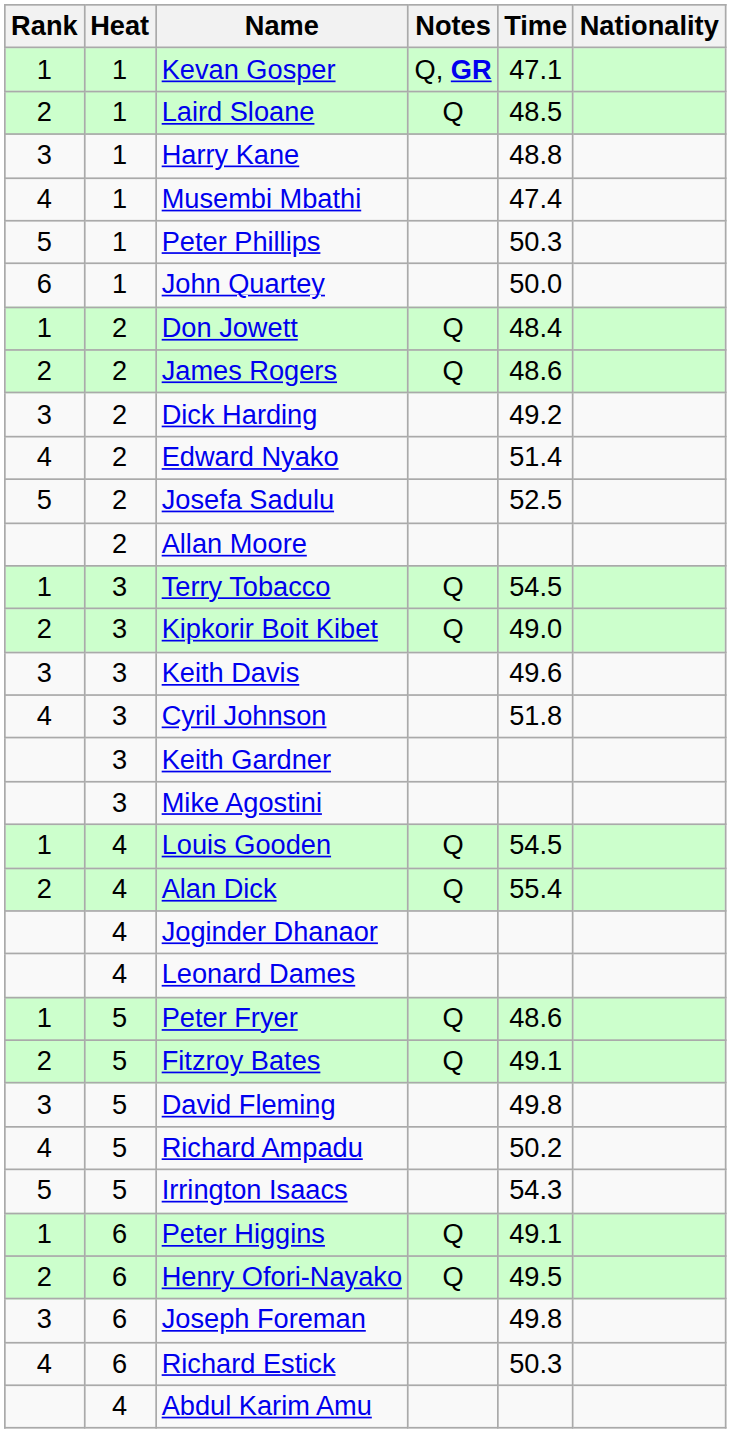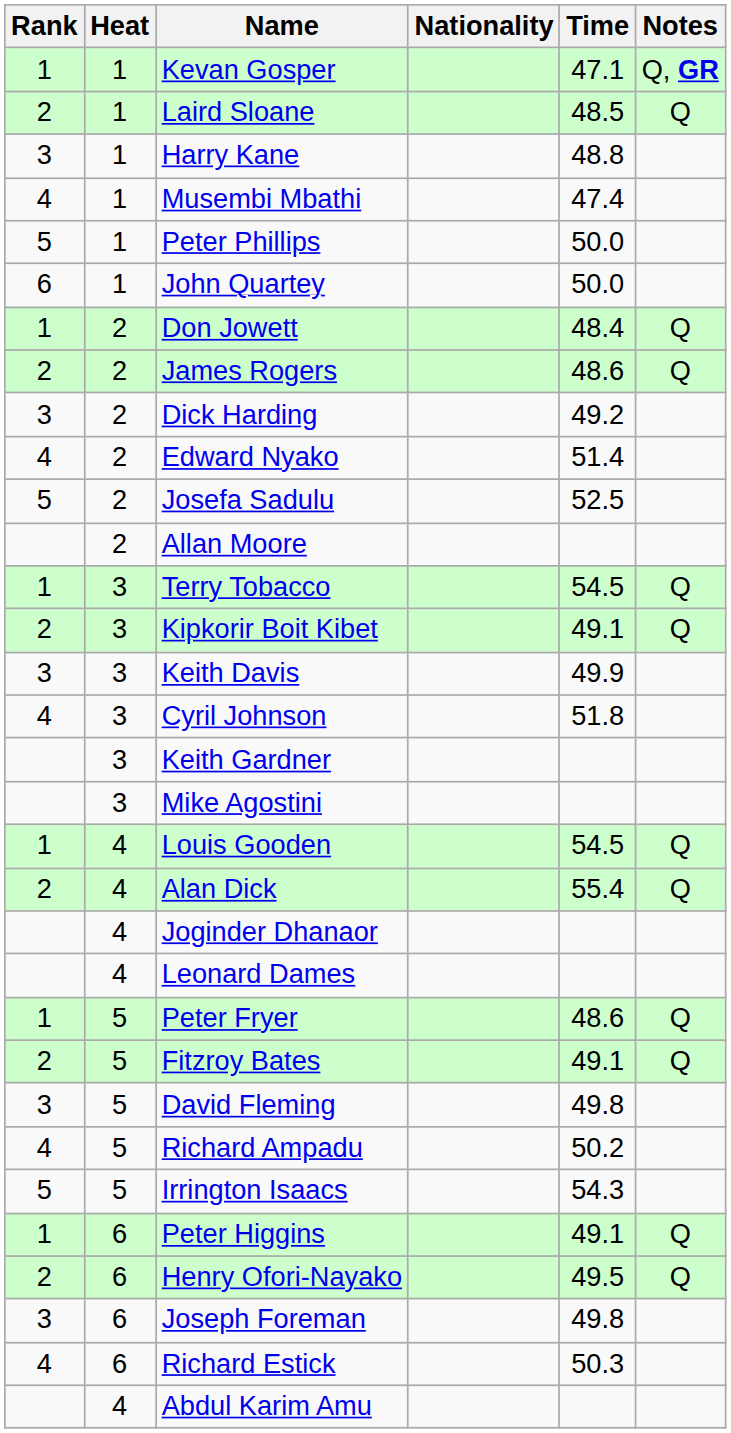columns swapped: (649, 26) <-> (453, 26)
(536, 241) 50.3 -> (598, 241) 50.0
(536, 629) 49.0 -> (598, 629) 49.1
(536, 673) 49.6 -> (598, 673) 49.9
